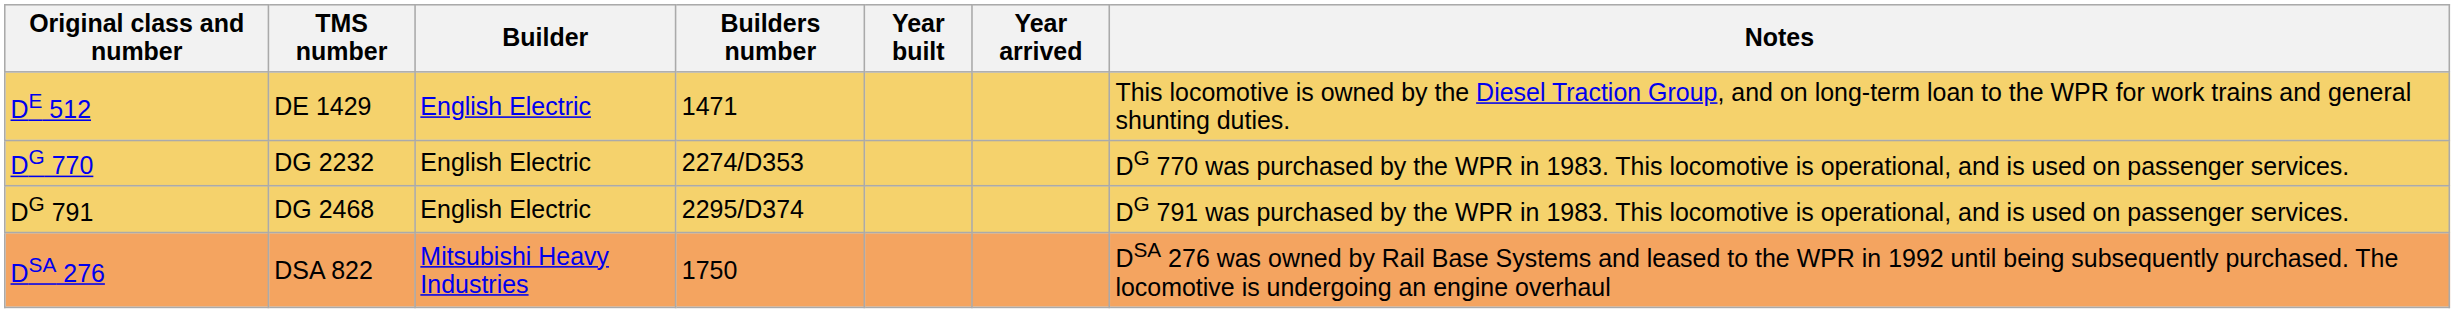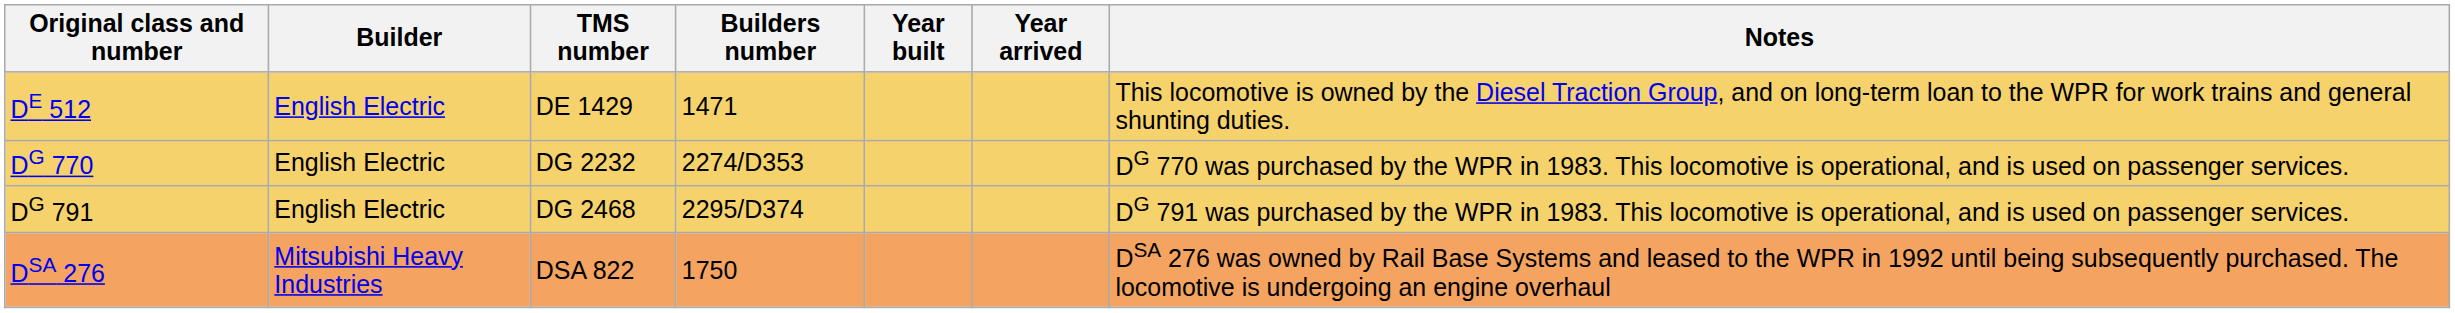columns swapped: (342, 38) <-> (545, 38)
